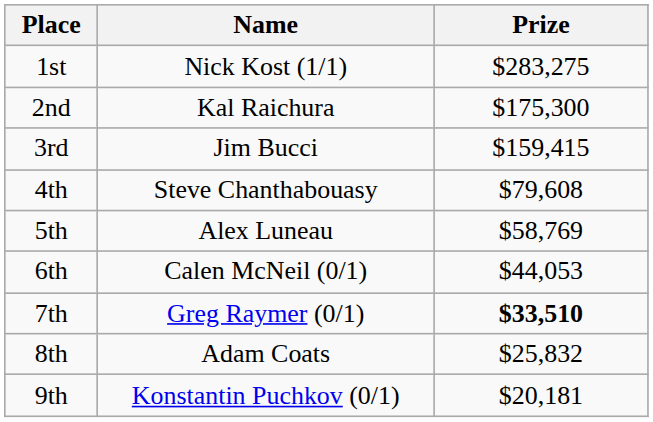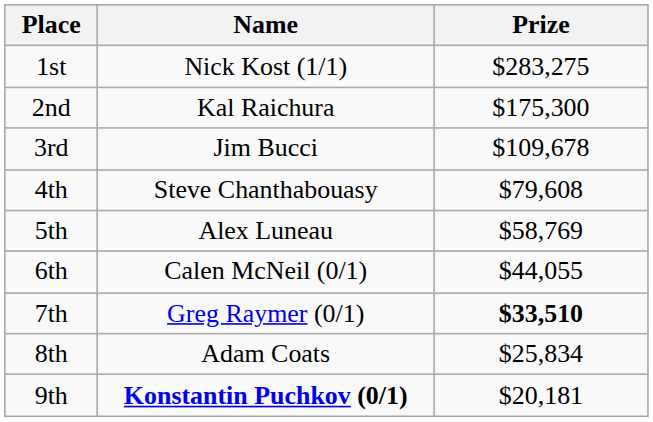(541, 148) $159,415 -> (541, 148) $109,678
(541, 271) $44,053 -> (541, 271) $44,055
(541, 353) $25,832 -> (541, 353) $25,834
(266, 395) normal -> (266, 395) bold
